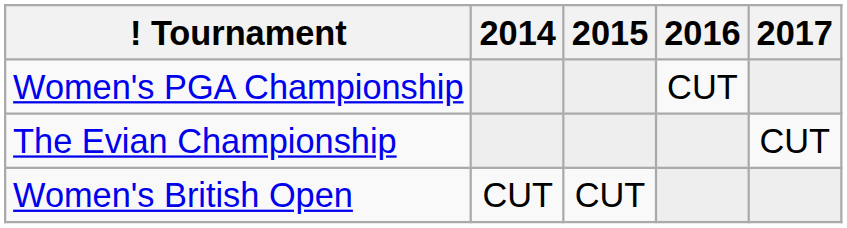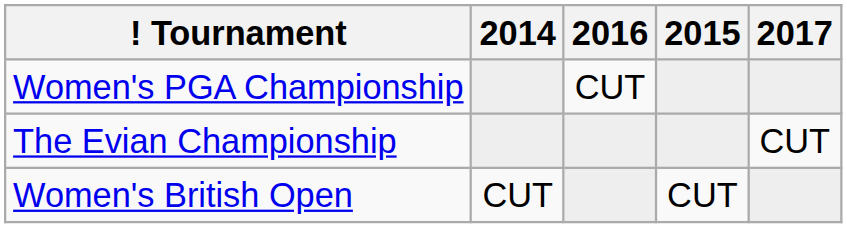columns swapped: (610, 33) <-> (702, 33)
